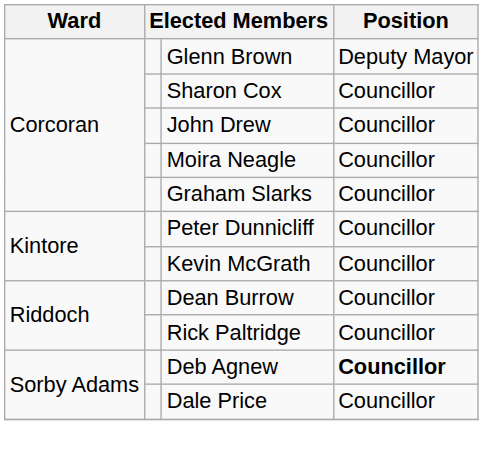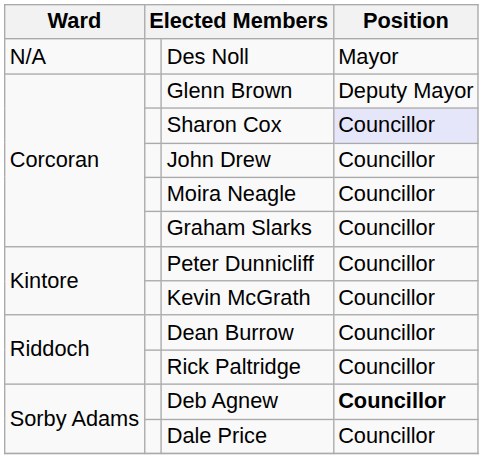+ row: (208, 56)
(387, 90) no background -> (387, 125) lavender background
